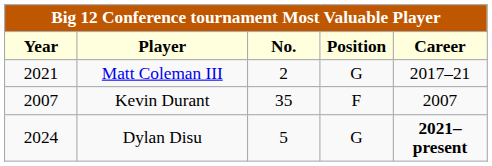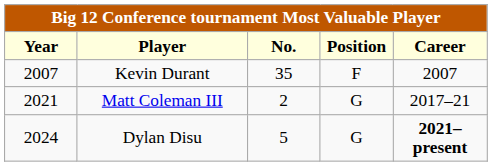rows swapped: (162, 100) <-> (162, 73)
